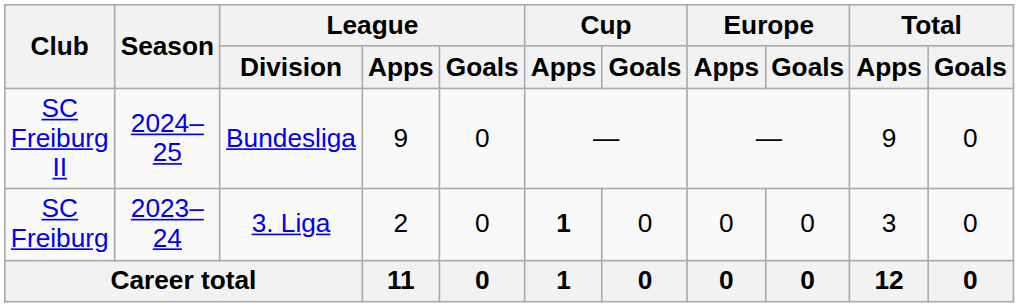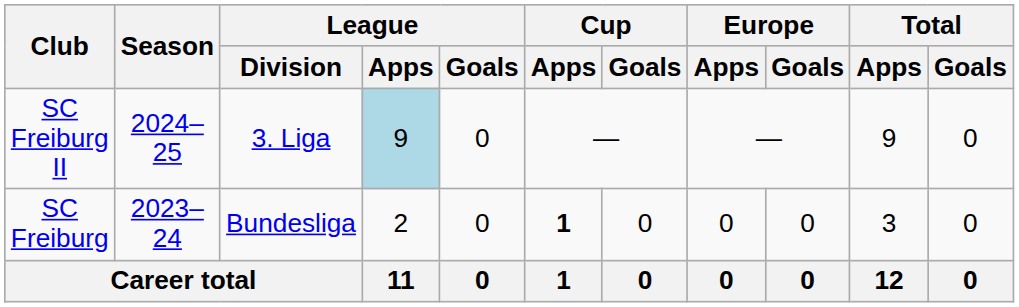(291, 138) Bundesliga -> (291, 138) 3. Liga
(401, 138) no background -> (401, 138) lightblue background
(291, 223) 3. Liga -> (291, 223) Bundesliga
